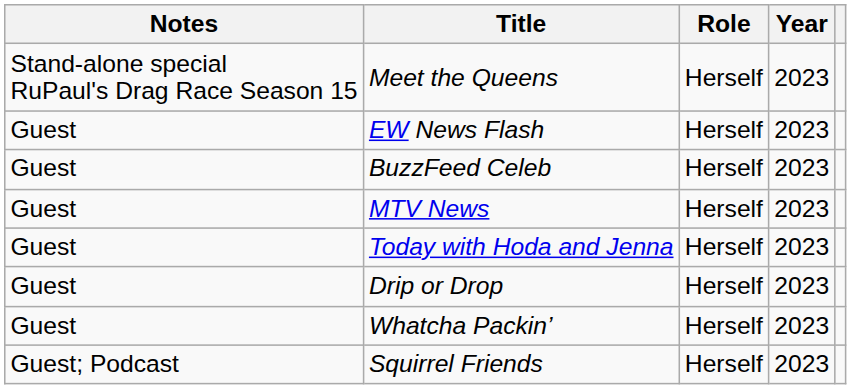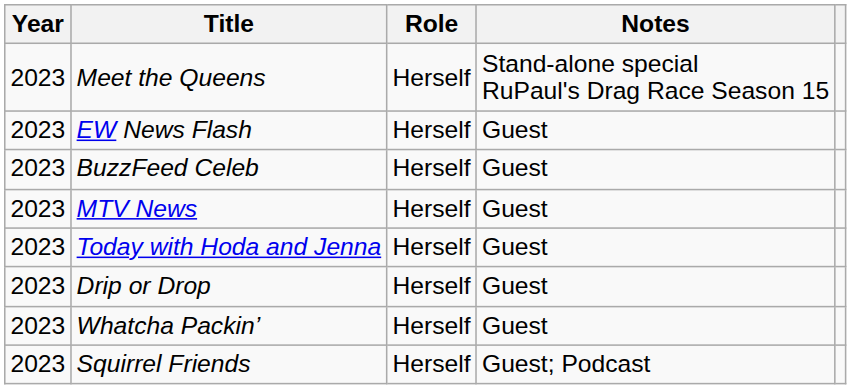columns swapped: (802, 24) <-> (184, 24)
